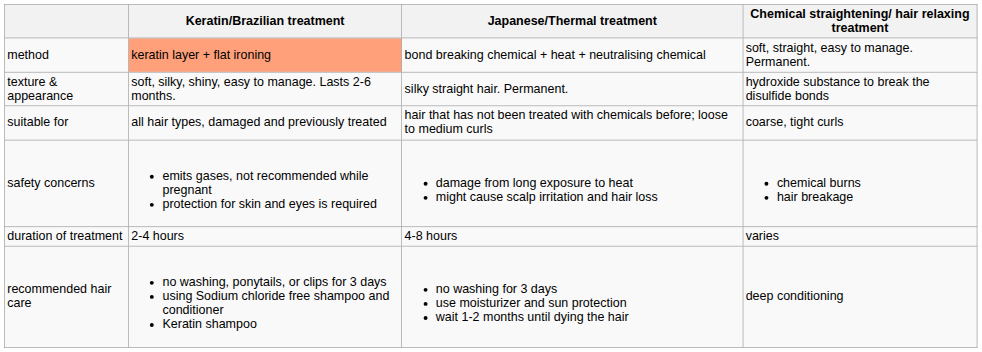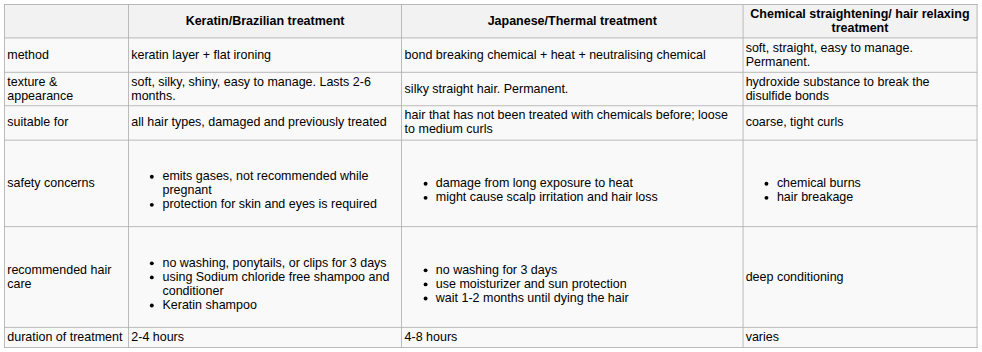(201, 55) lightsalmon background -> (201, 55) no background
rows swapped: (65, 236) <-> (59, 296)
